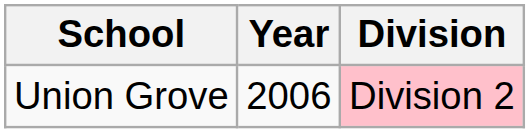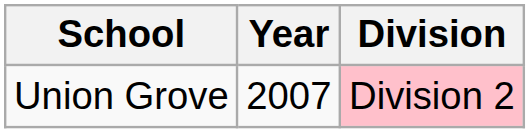(289, 95) 2006 -> (289, 95) 2007
